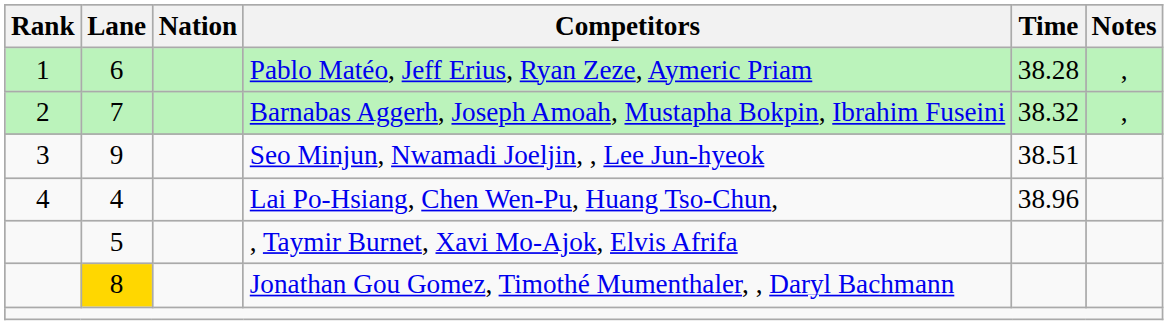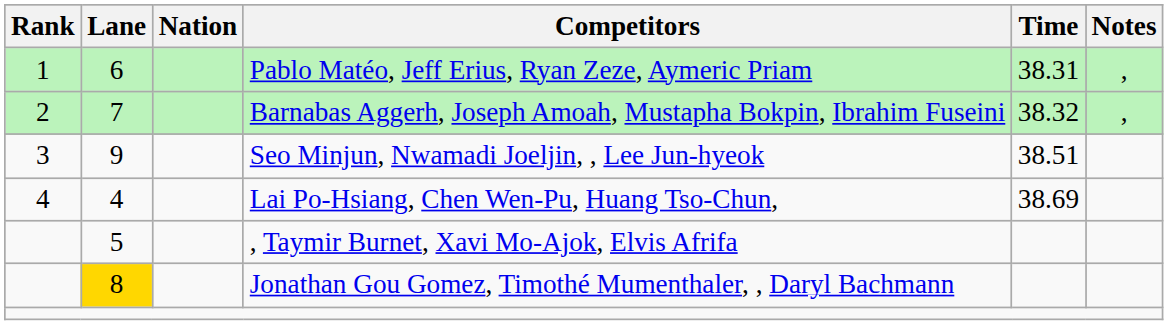(1048, 69) 38.28 -> (1048, 69) 38.31
(1048, 198) 38.96 -> (1048, 198) 38.69
